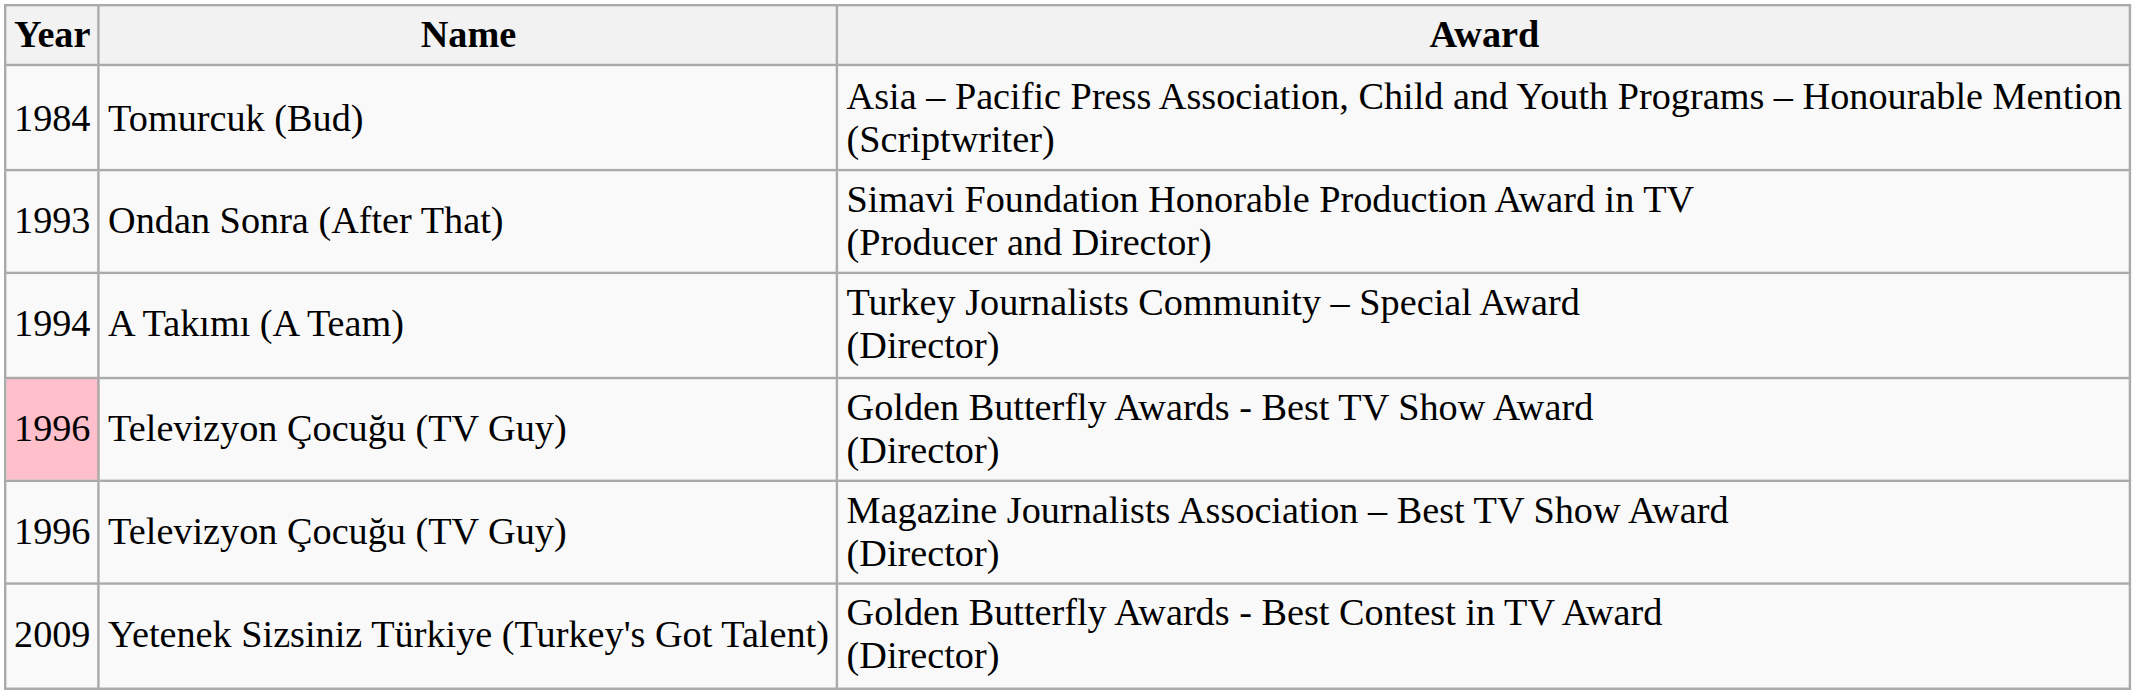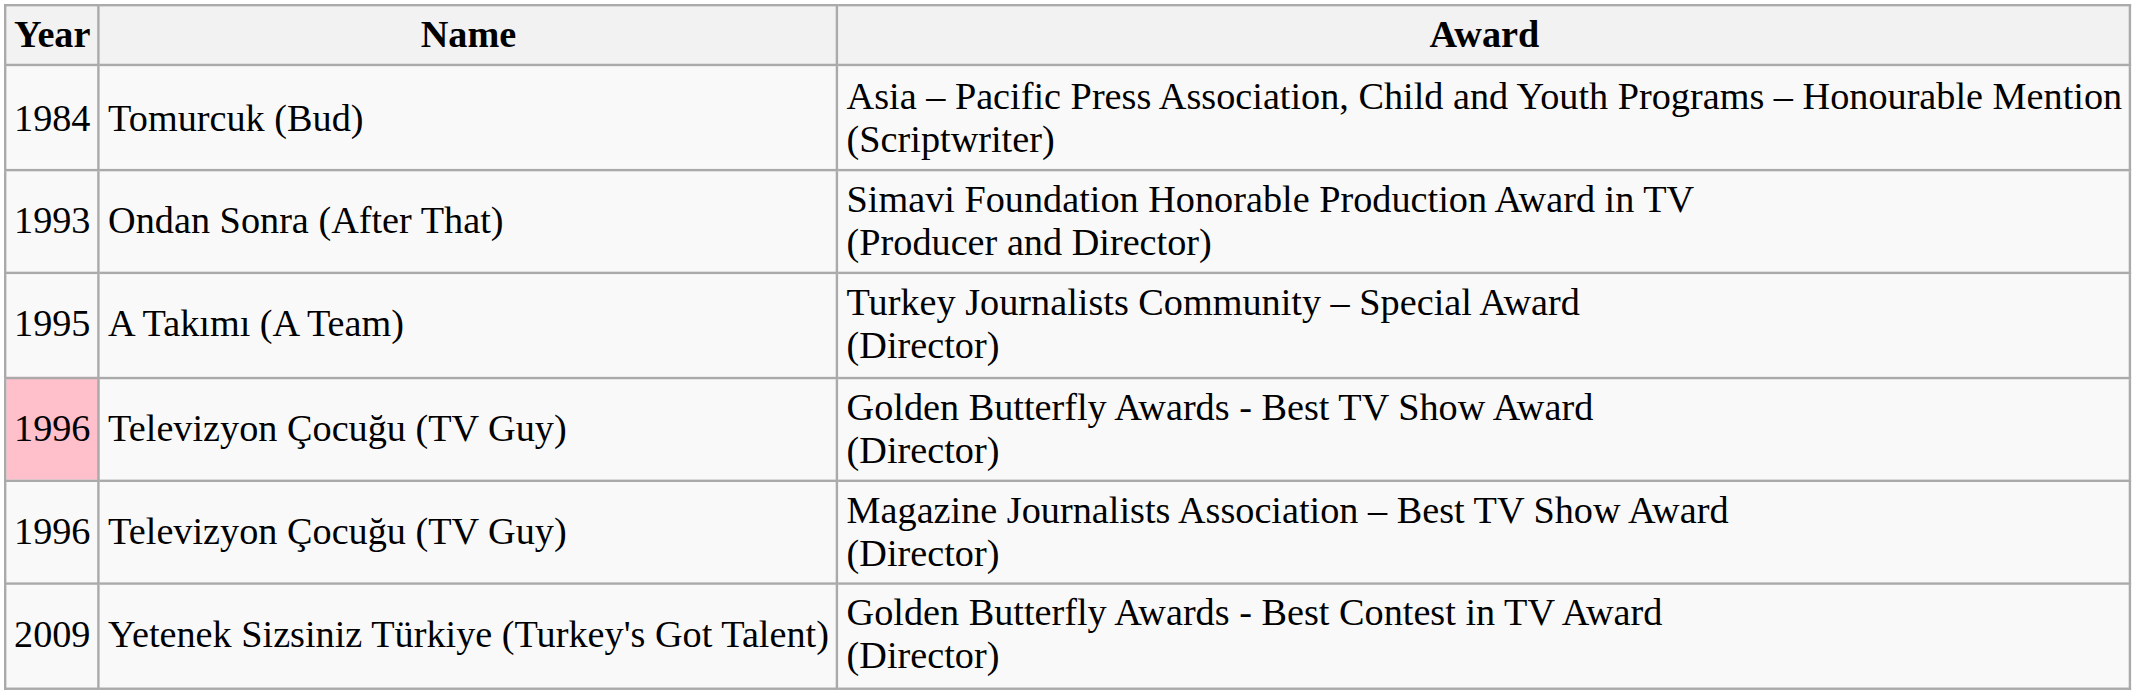(52, 324) 1994 -> (52, 324) 1995
